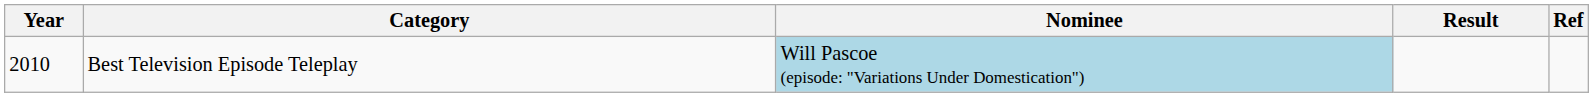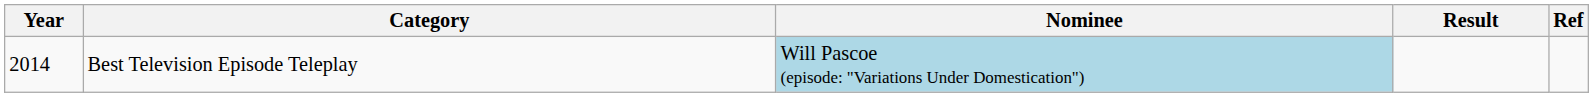(30, 64) 2010 -> (30, 64) 2014
